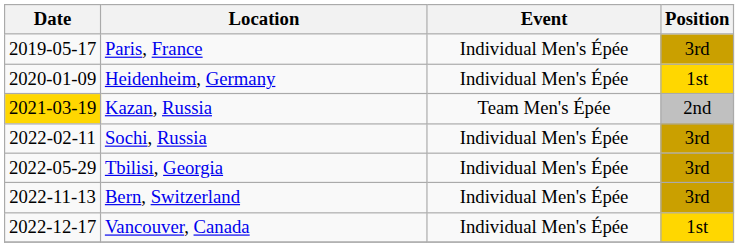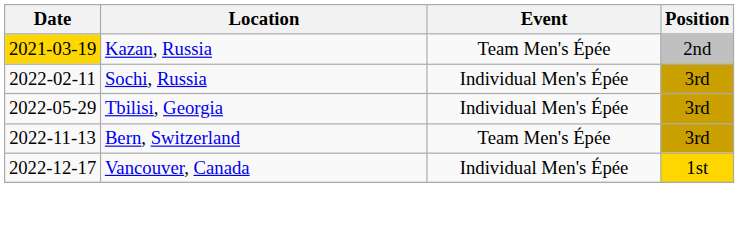- row: (154, 49)
- row: (190, 78)
(544, 197) Individual Men's Épée -> (544, 138) Team Men's Épée
